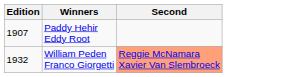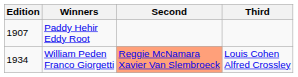+ column: (257, 12)
(17, 59) 1932 -> (17, 59) 1934
